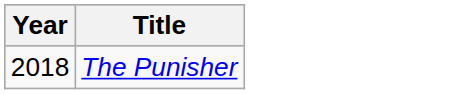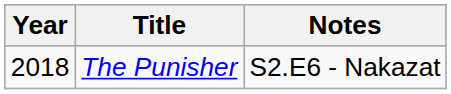+ column: (345, 25)
